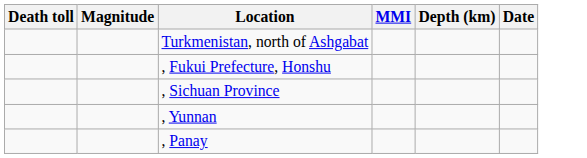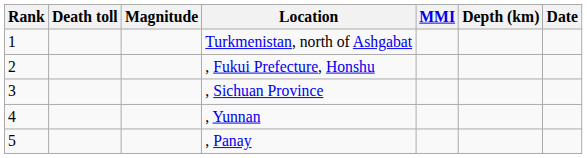+ column: (26, 16)
